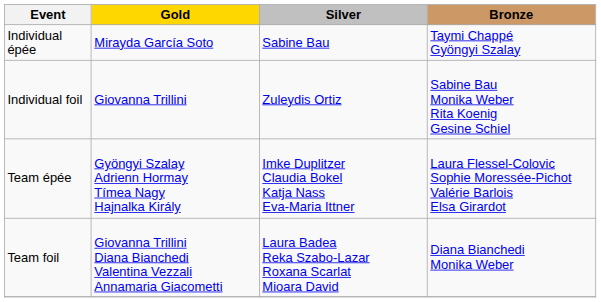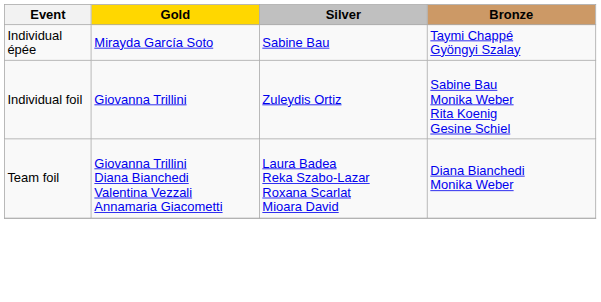- row: (39, 178)
